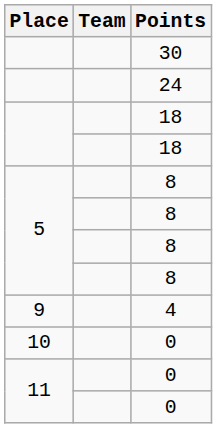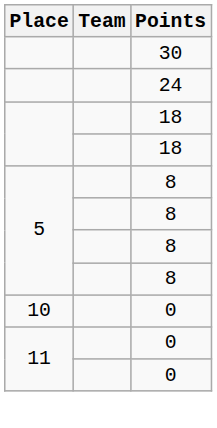- row: (39, 311)
